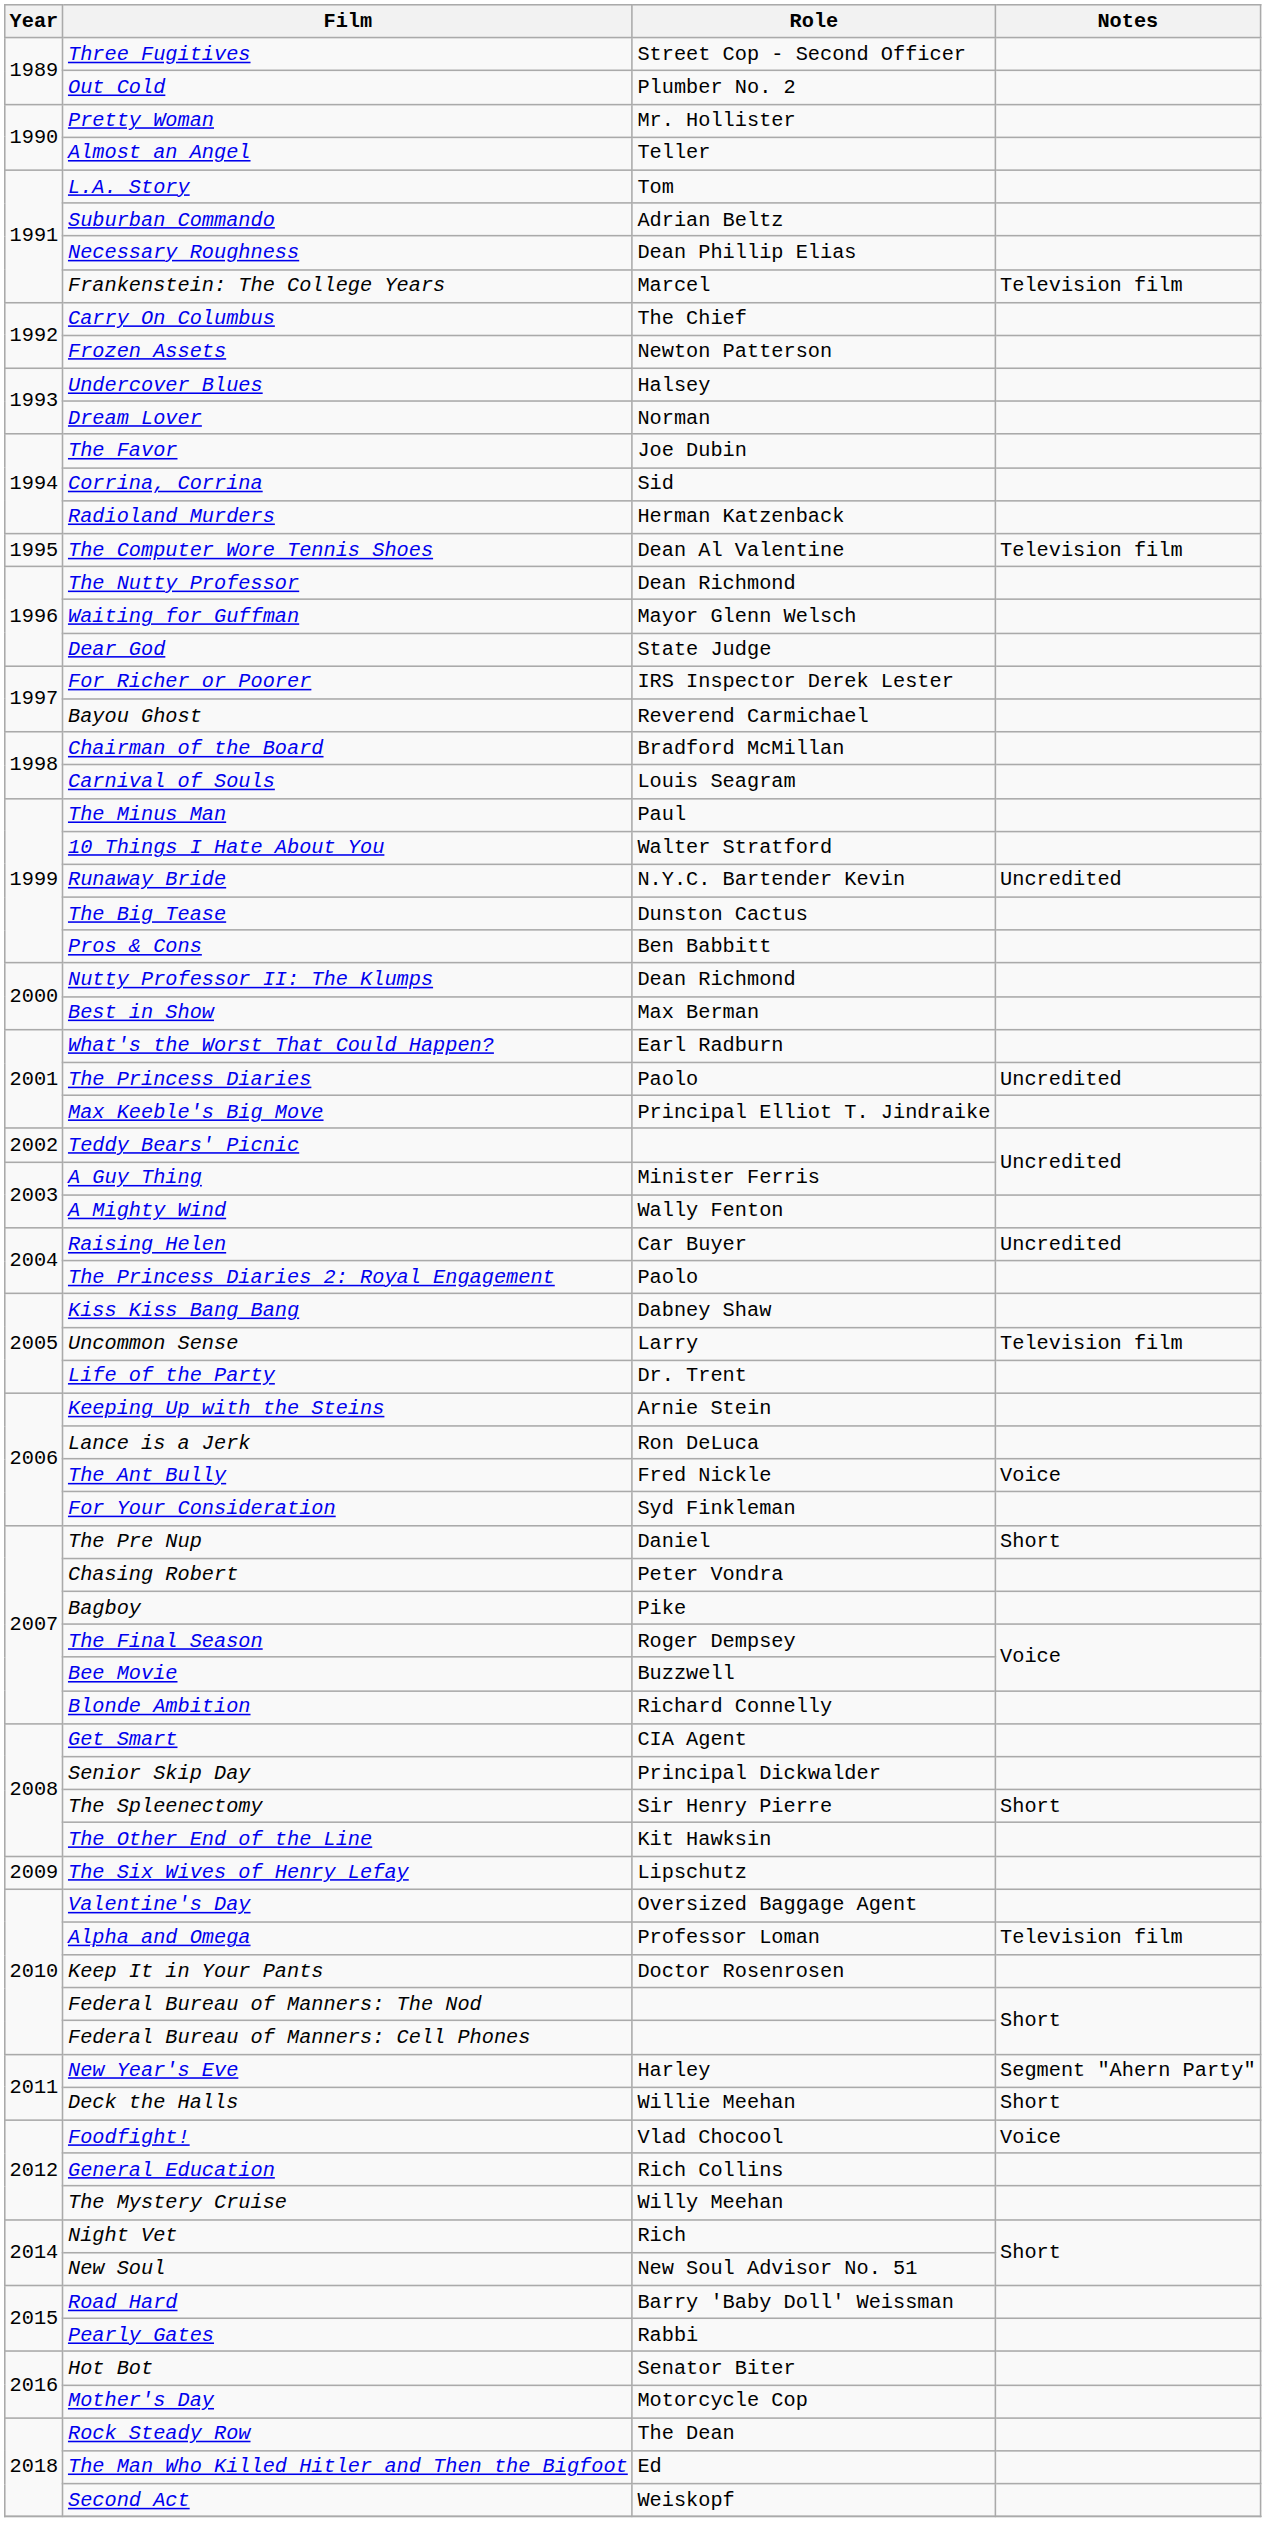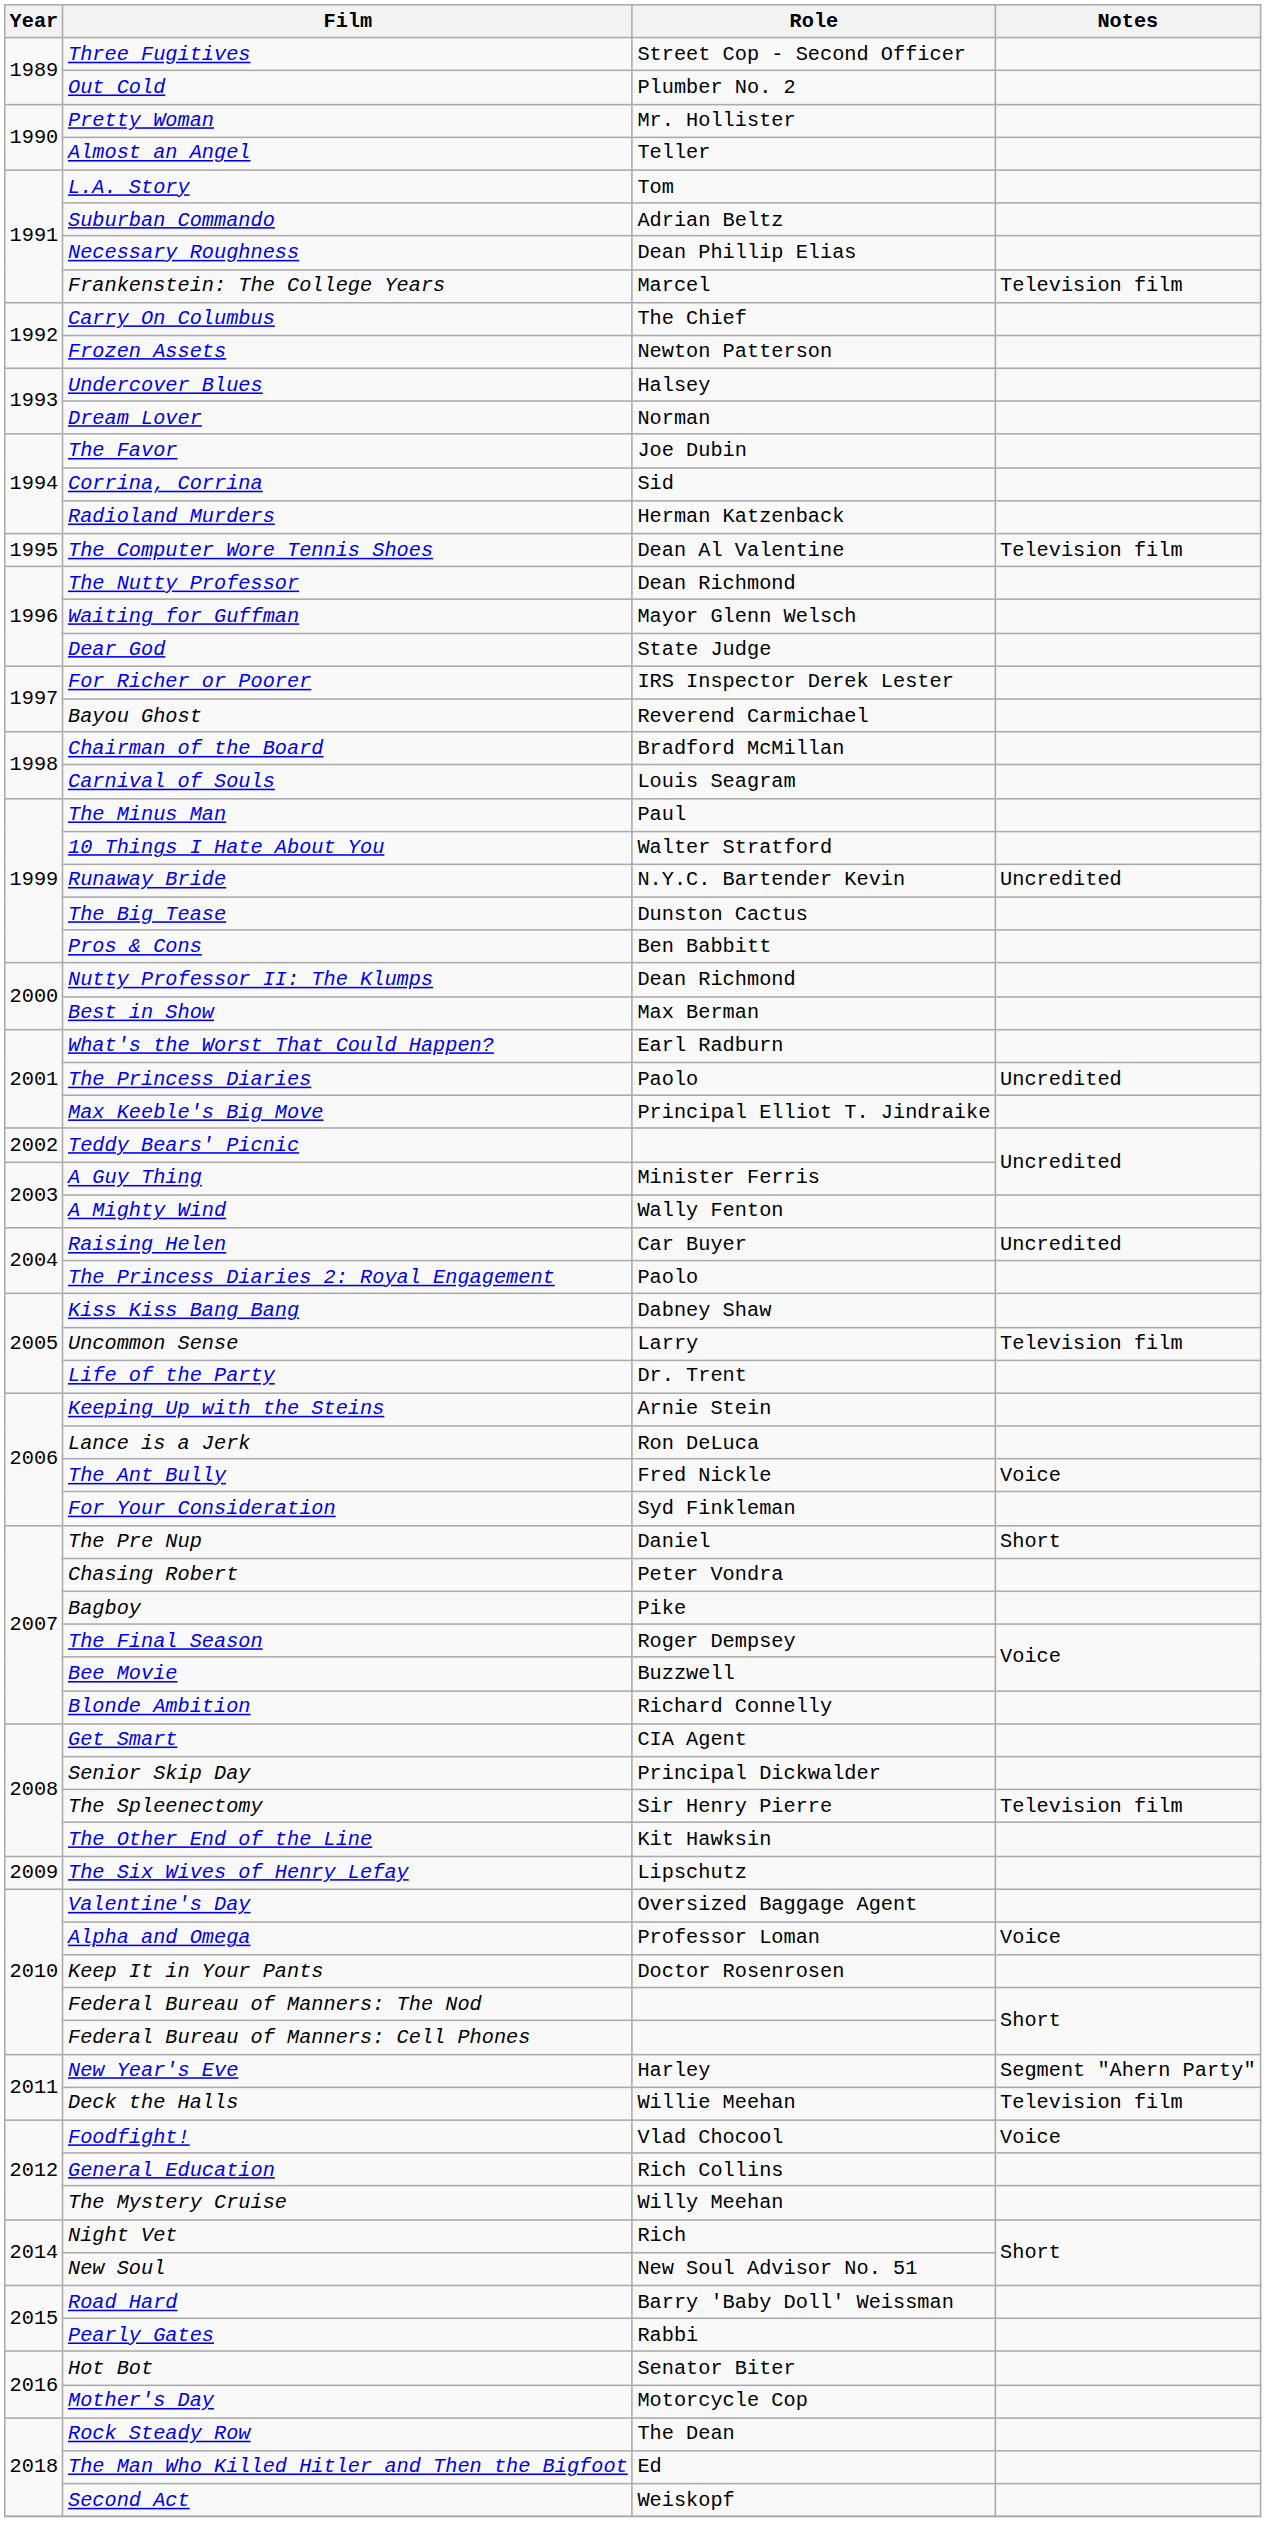(1030, 1806) Short -> (1091, 1806) Television film
(1091, 1938) Television film -> (1030, 1938) Voice
(1030, 2104) Short -> (1091, 2104) Television film
